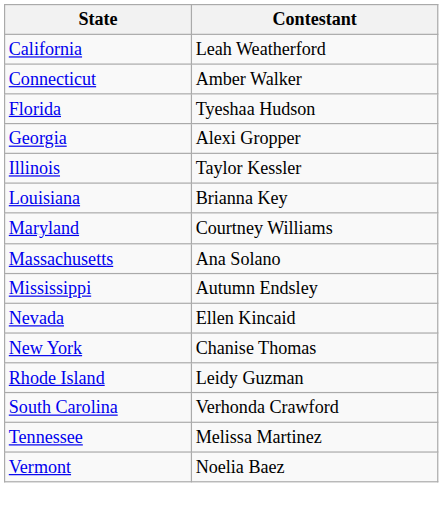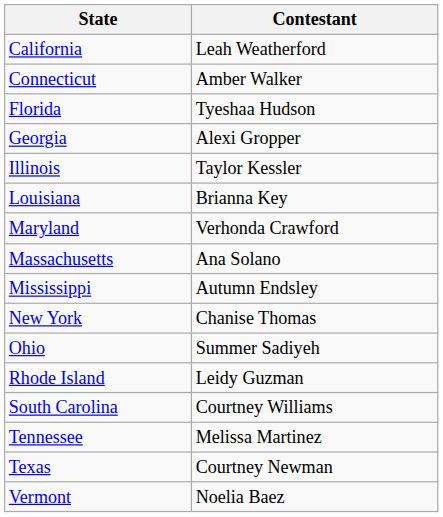(264, 228) Courtney Williams -> (267, 228) Verhonda Crawford
- row: (36, 317)
+ row: (27, 347)
(267, 407) Verhonda Crawford -> (264, 407) Courtney Williams
+ row: (30, 466)
